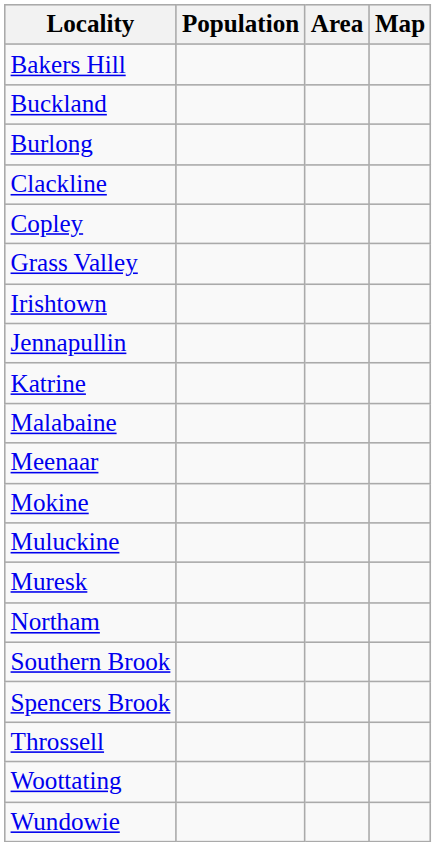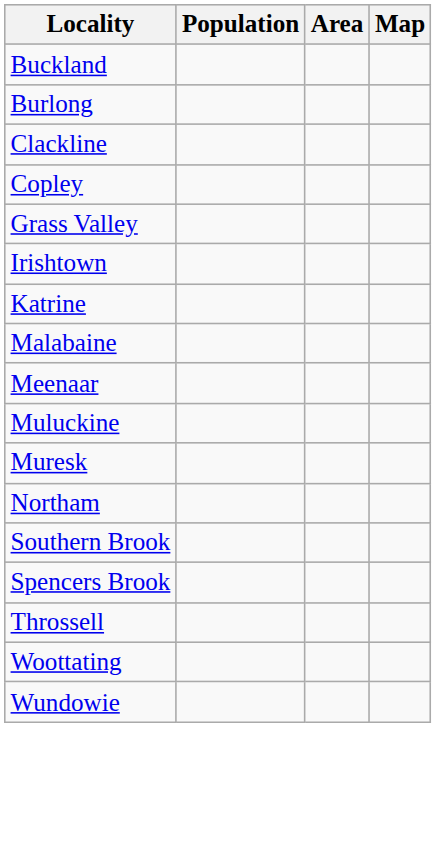- row: (68, 64)
- row: (68, 343)
- row: (50, 502)
